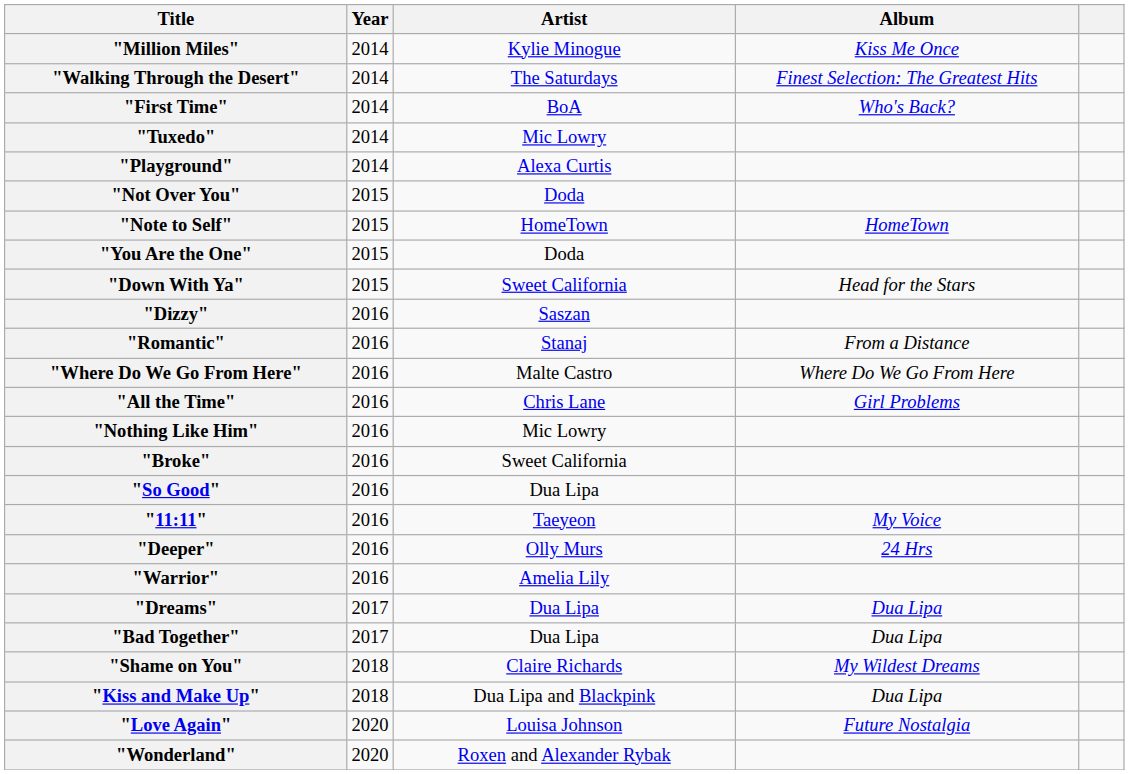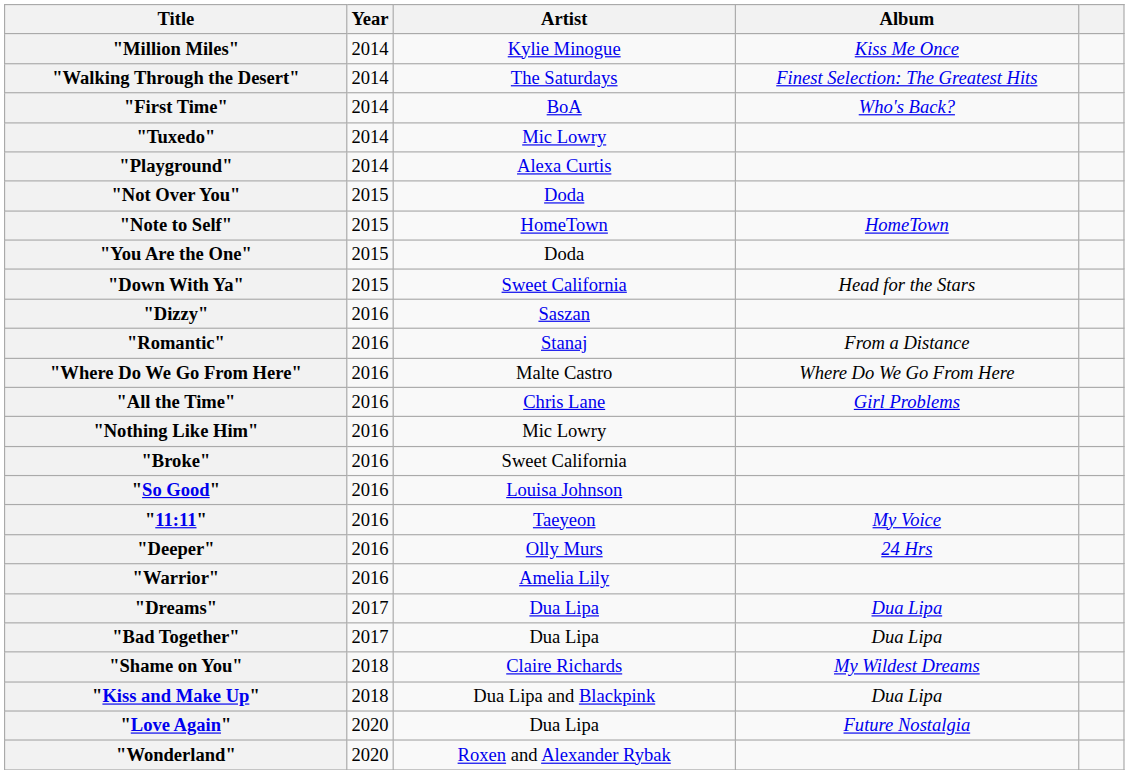(564, 490) Dua Lipa -> (564, 490) Louisa Johnson
(564, 725) Louisa Johnson -> (564, 725) Dua Lipa
